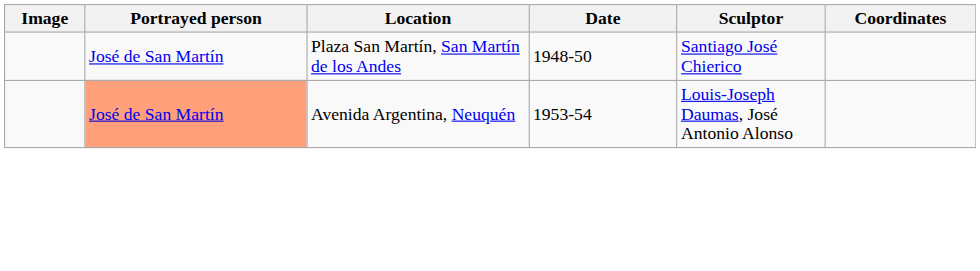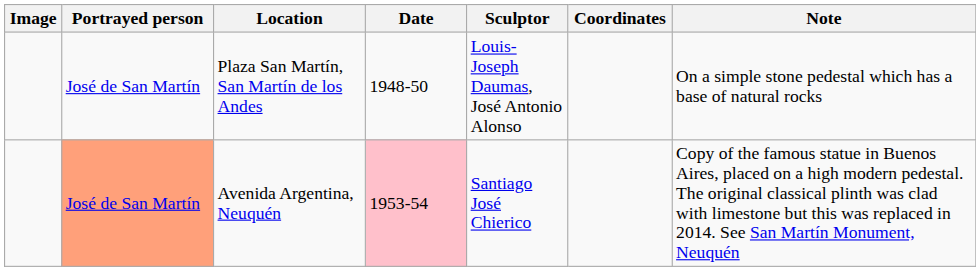+ column: (824, 18)
(729, 56) Santiago José Chierico -> (516, 85) Louis-Joseph Daumas, José Antonio Alonso
(562, 113) no background -> (399, 202) pink background
(737, 113) Louis-Joseph Daumas, José Antonio Alonso -> (501, 202) Santiago José Chierico
